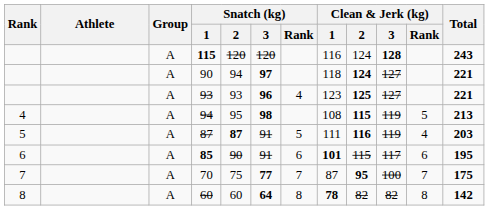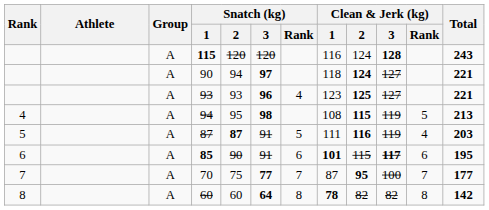(391, 154) normal -> (391, 154) bold
(463, 174) 175 -> (463, 174) 177
